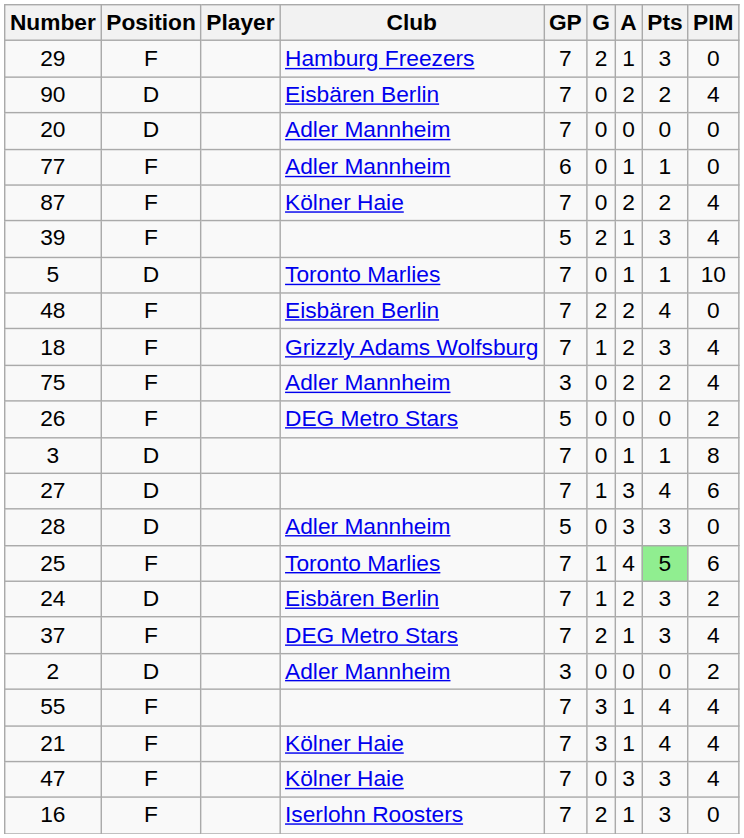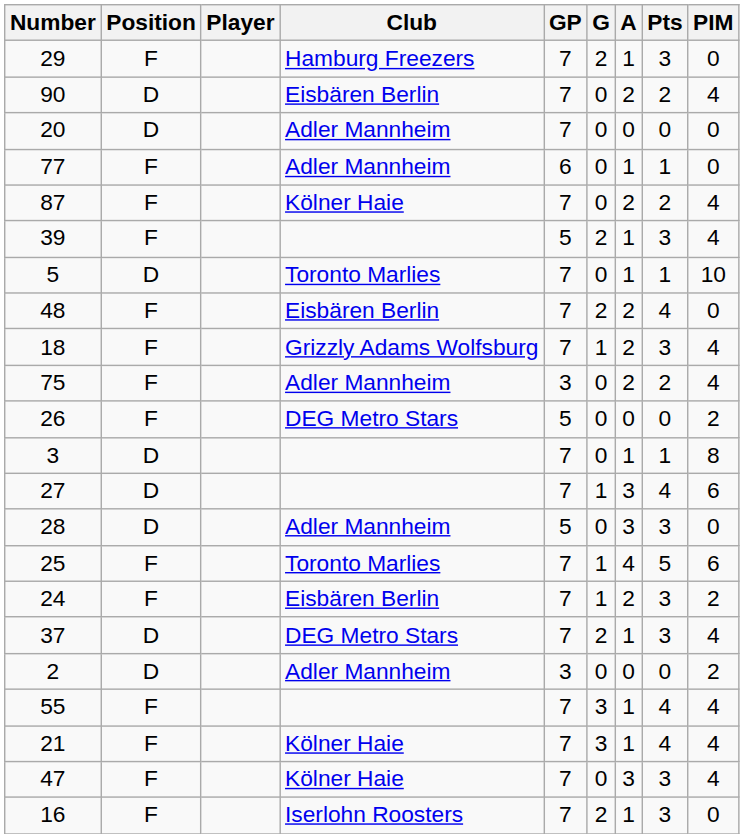(665, 563) lightgreen background -> (665, 563) no background
(151, 599) D -> (151, 599) F
(151, 635) F -> (151, 635) D
